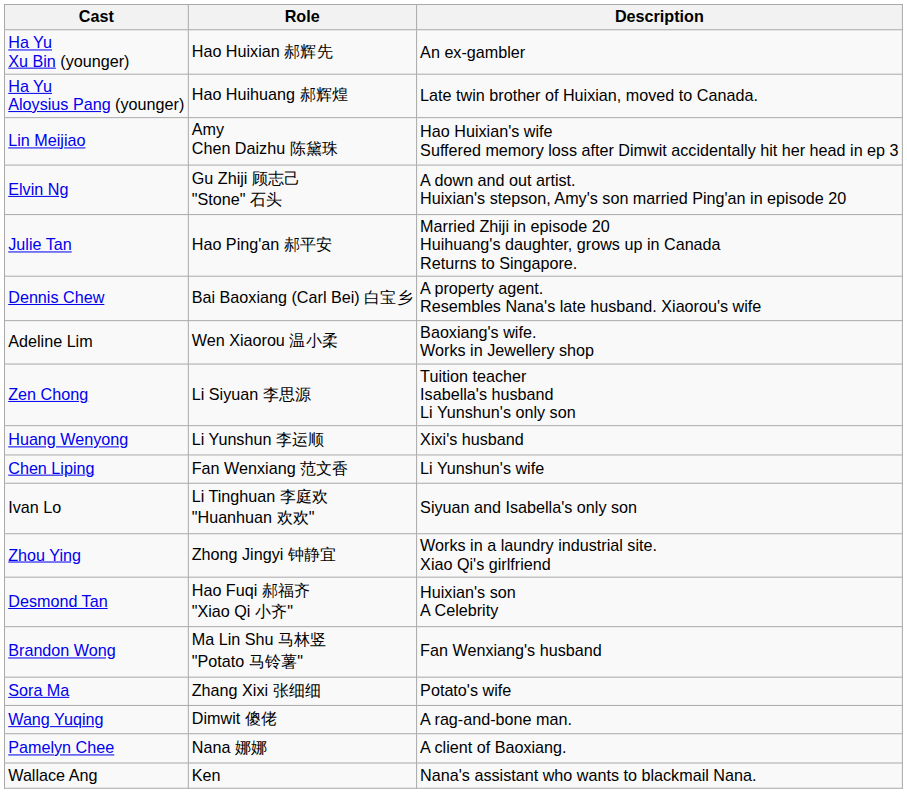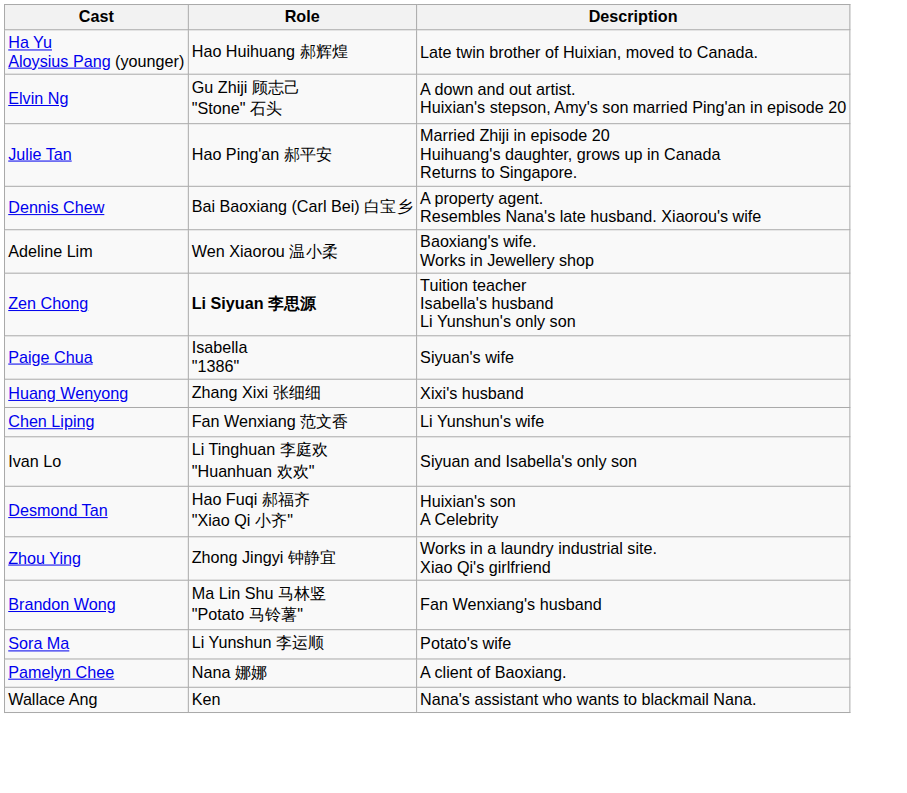- row: (69, 52)
- row: (47, 141)
(251, 394) normal -> (254, 303) bold
+ row: (50, 357)
(258, 439) Li Yunshun 李运顺 -> (256, 393) Zhang Xixi 张细细
rows swapped: (45, 555) <-> (58, 601)
(256, 690) Zhang Xixi 张细细 -> (258, 643) Li Yunshun 李运顺
- row: (56, 719)
